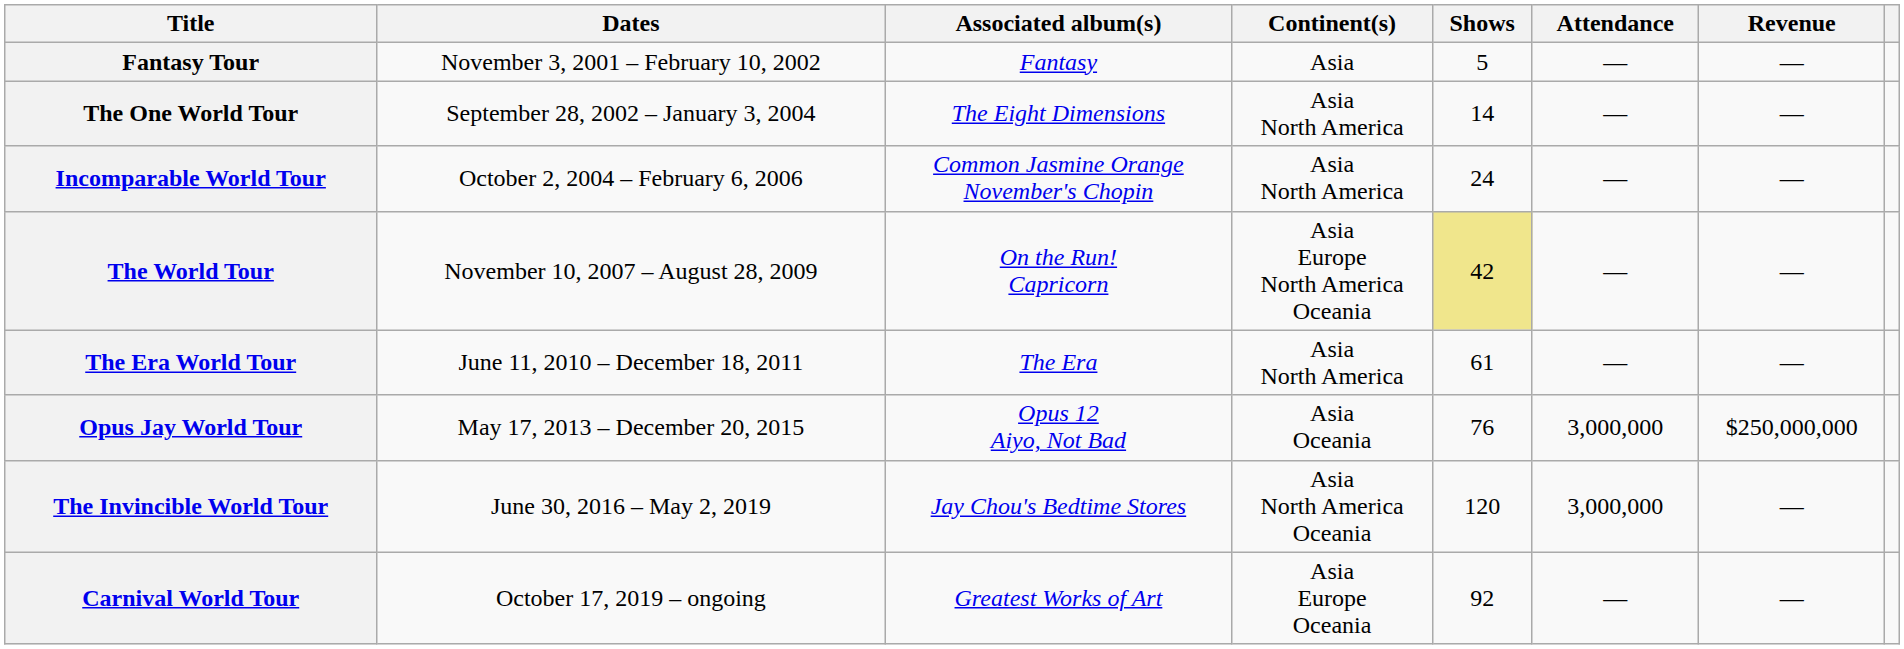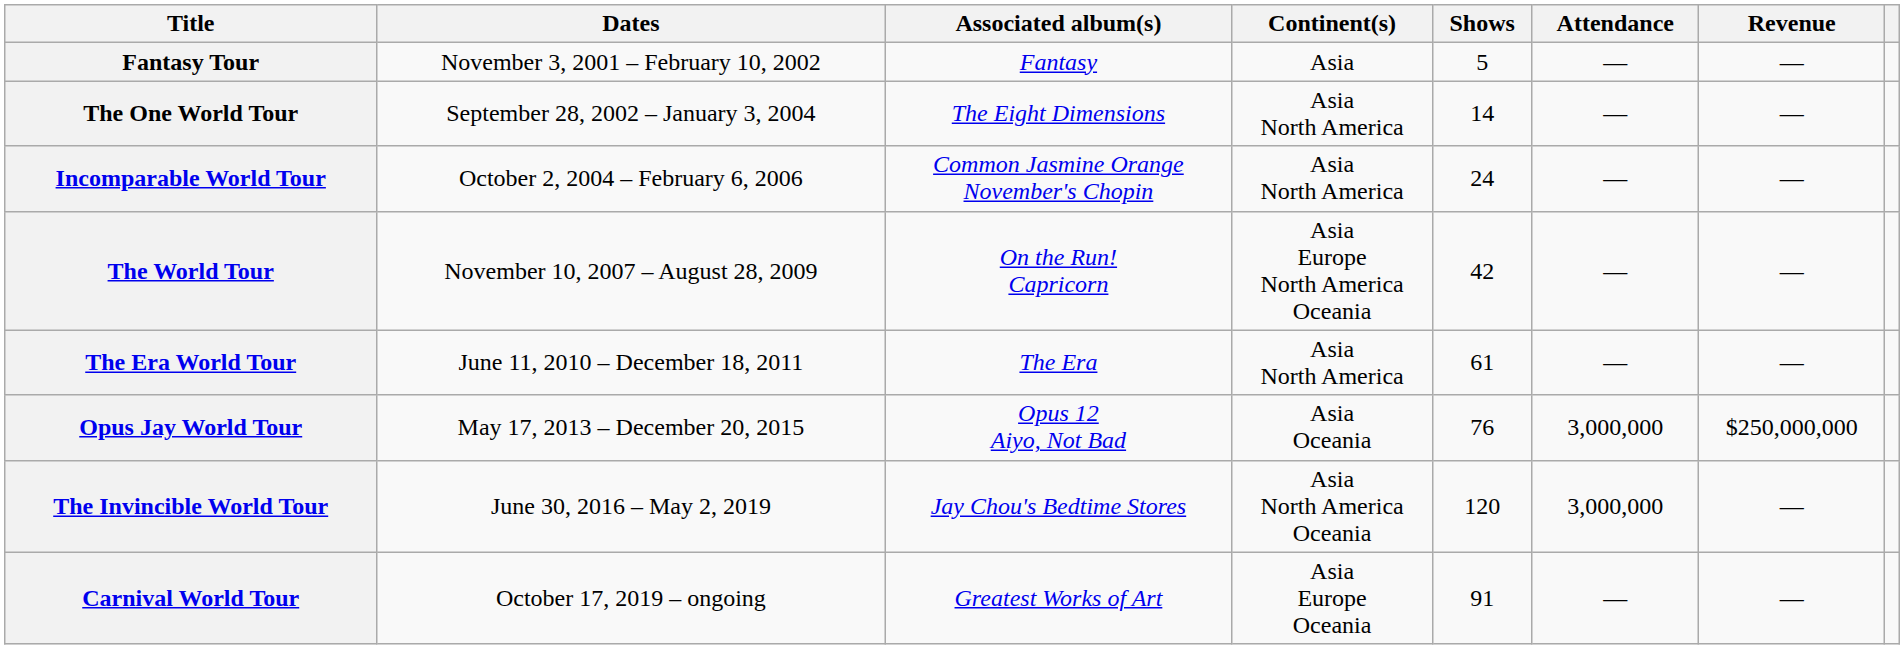(1482, 270) khaki background -> (1482, 270) no background
(1482, 598) 92 -> (1482, 598) 91
